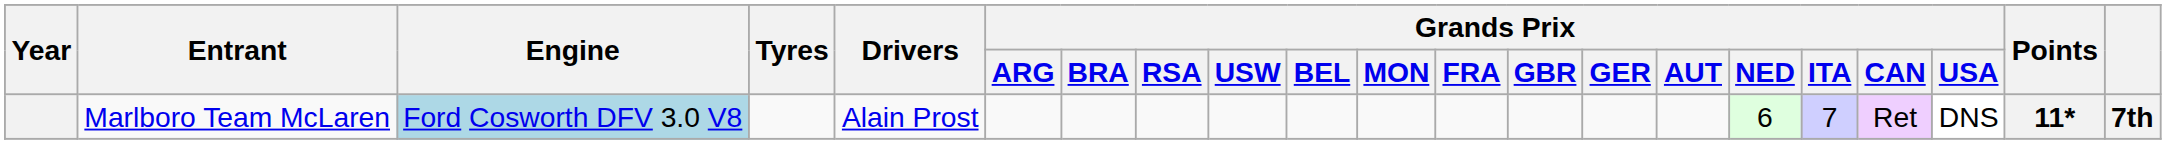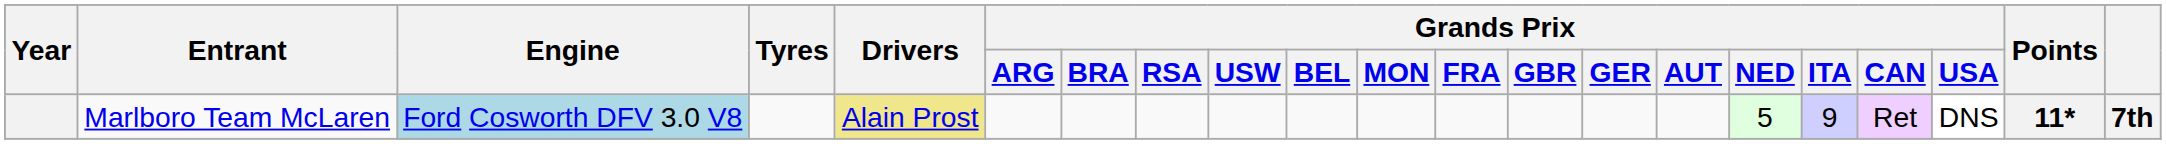(910, 117) no background -> (910, 117) khaki background
(1765, 117) 6 -> (1765, 117) 5
(1830, 117) 7 -> (1830, 117) 9
